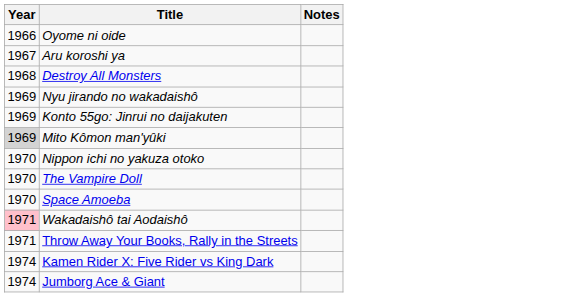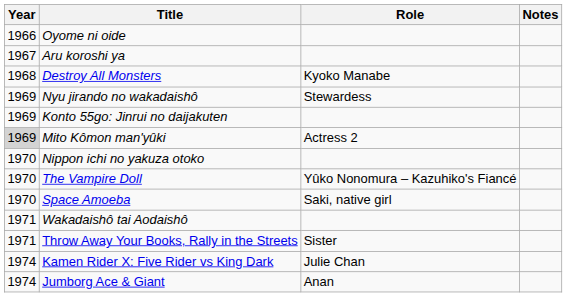+ column: (410, 14)
(22, 220) pink background -> (22, 220) no background
